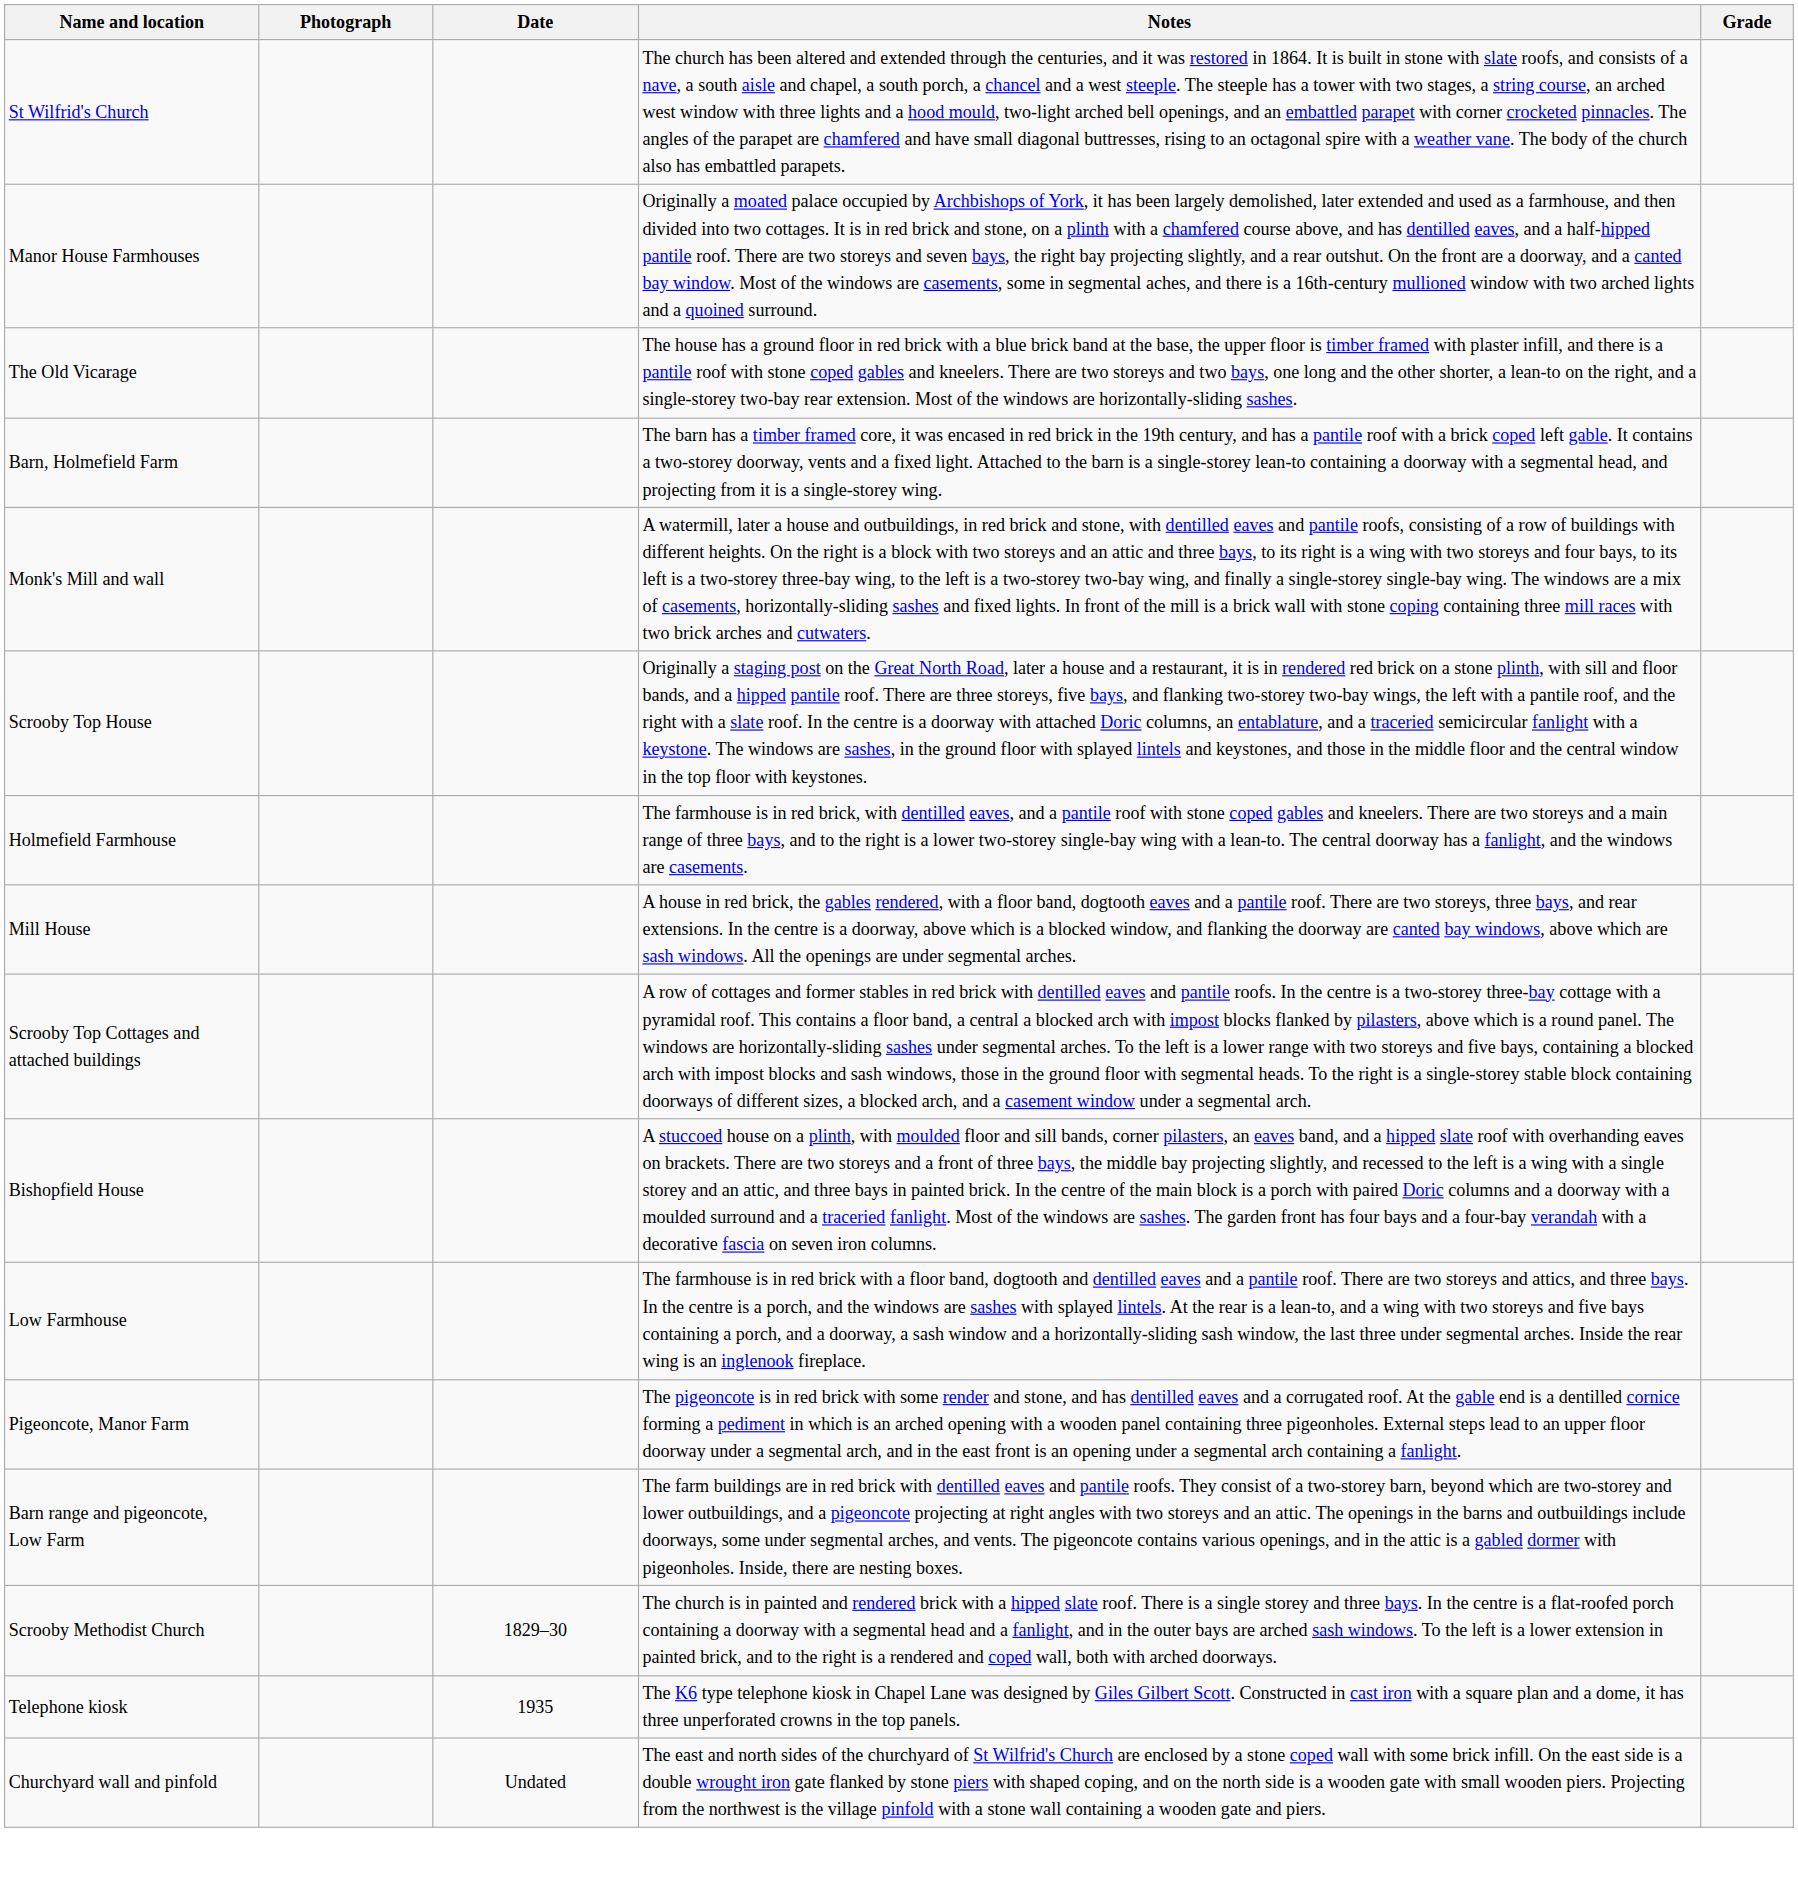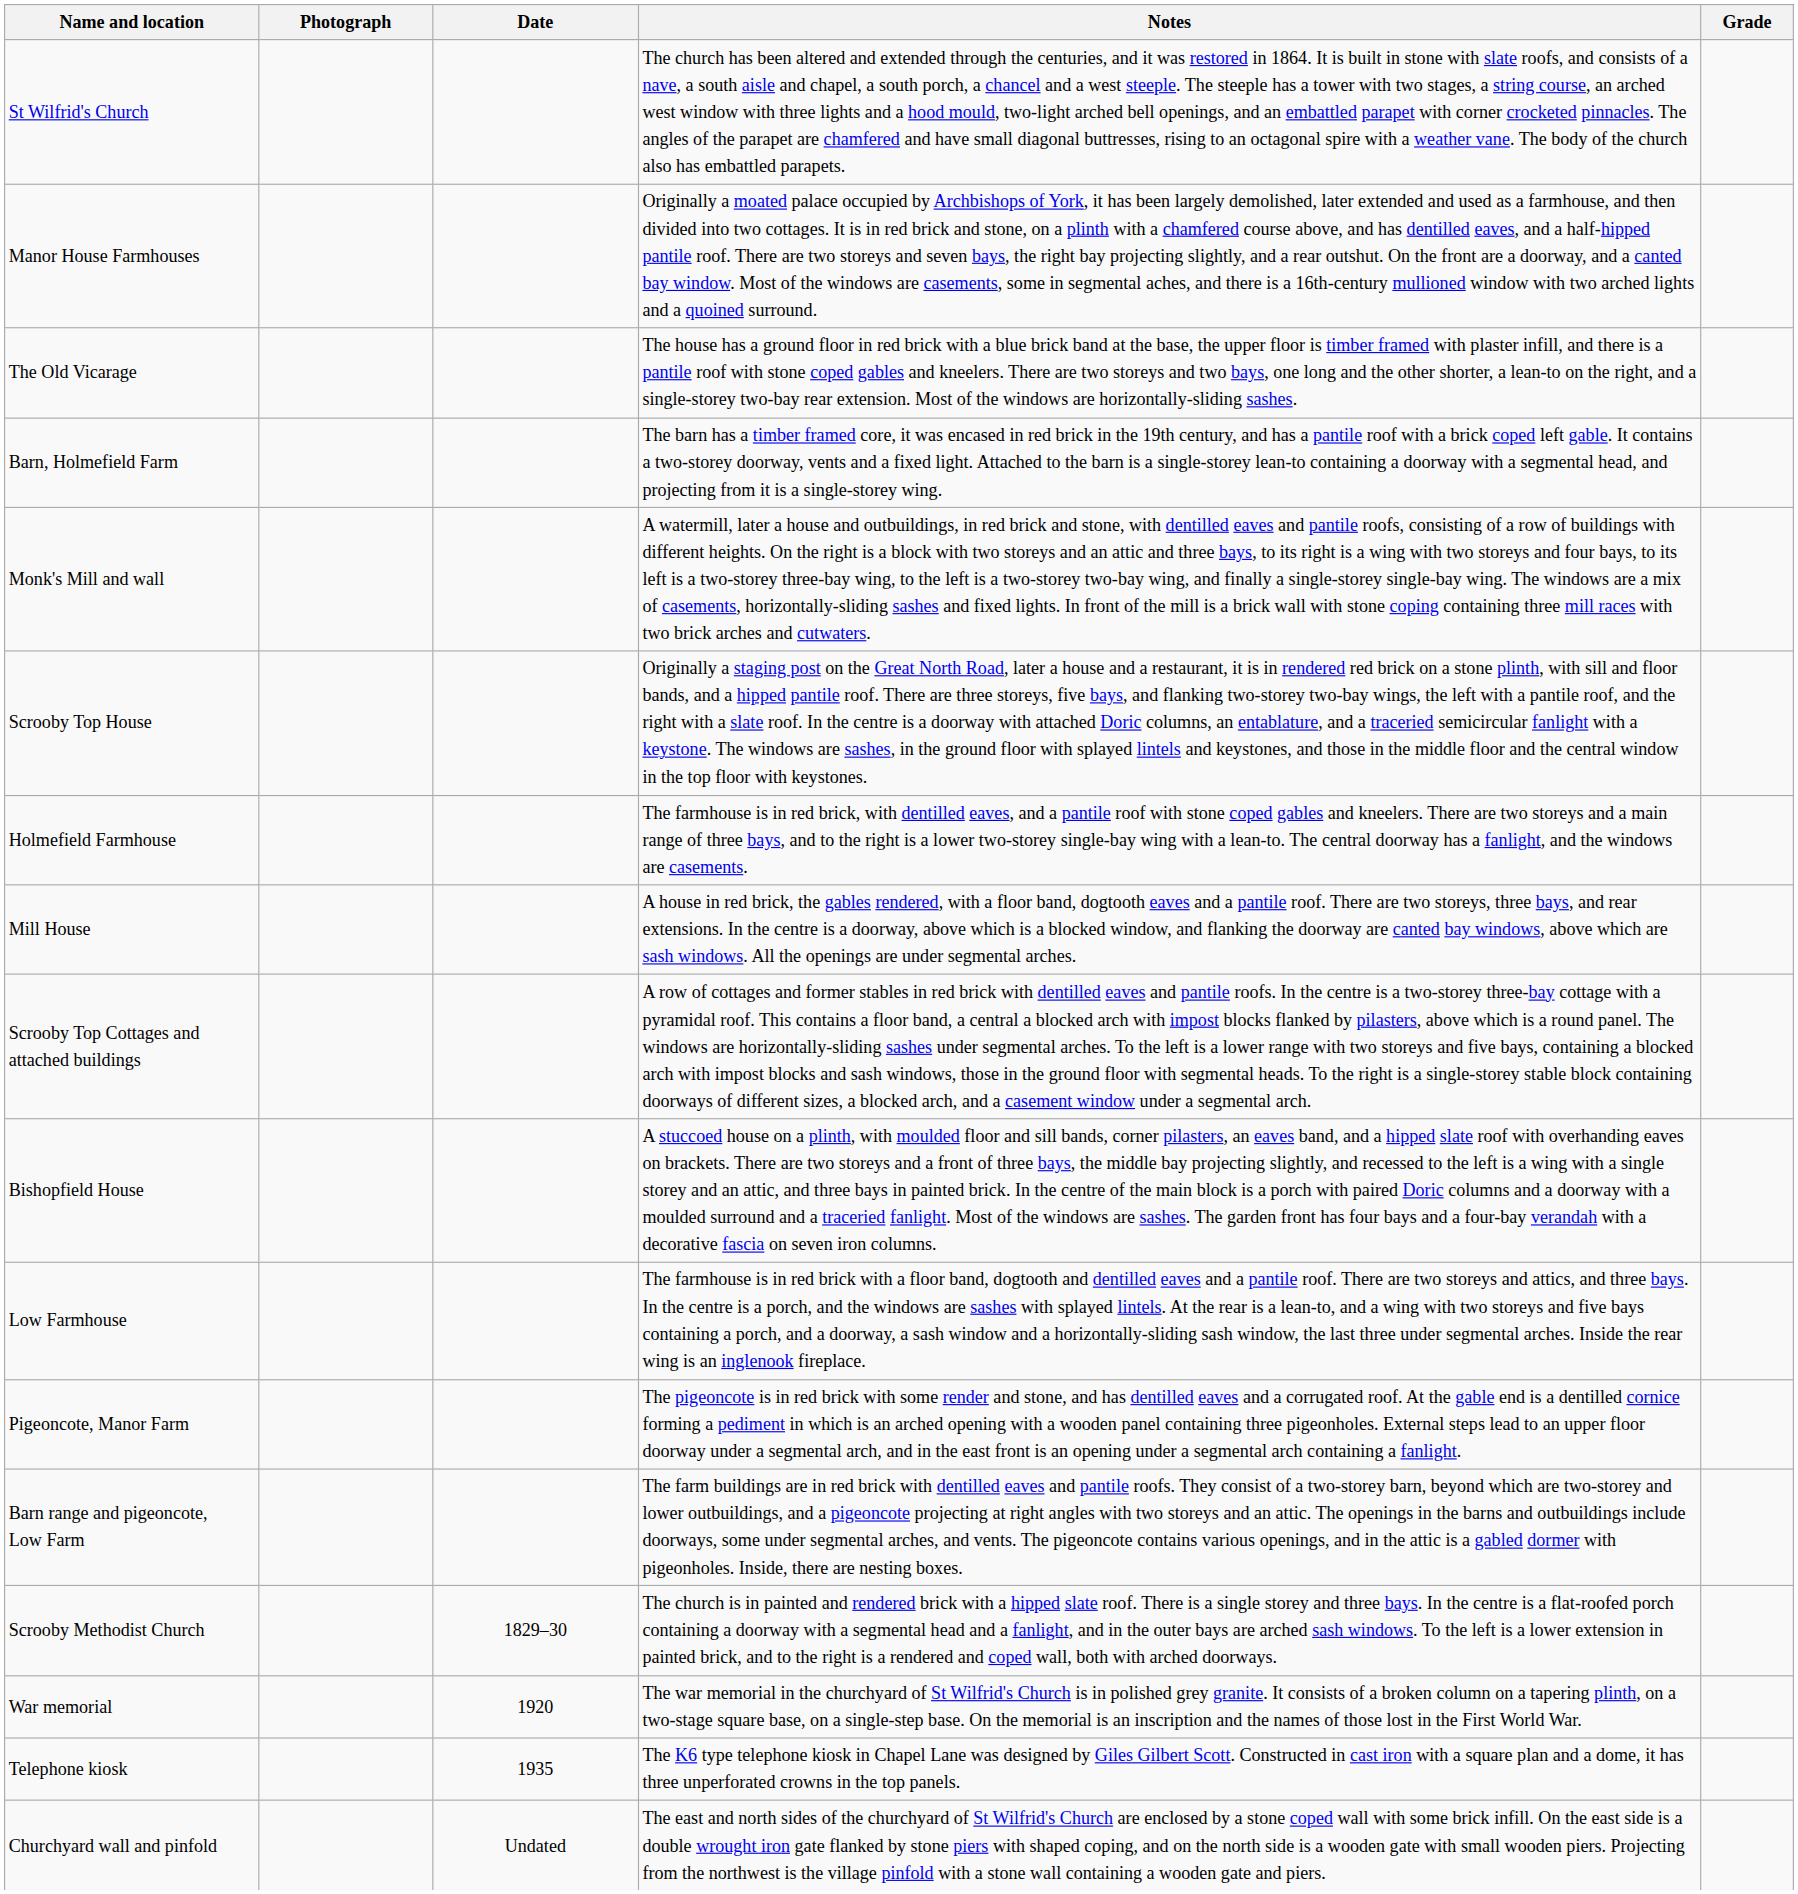+ row: (60, 1706)
